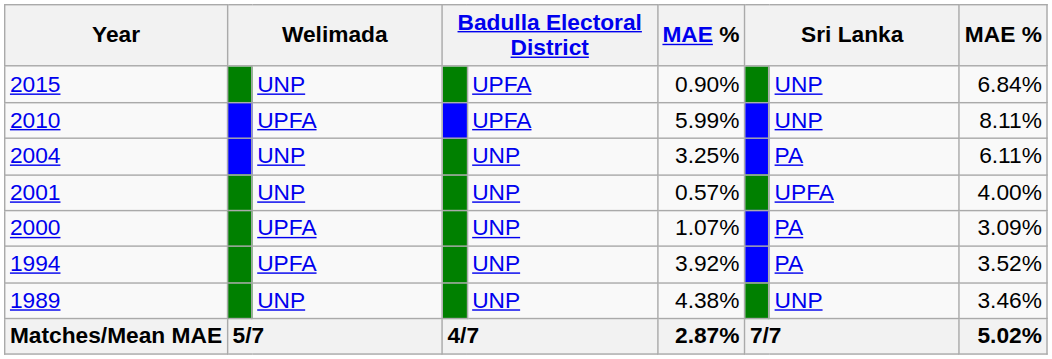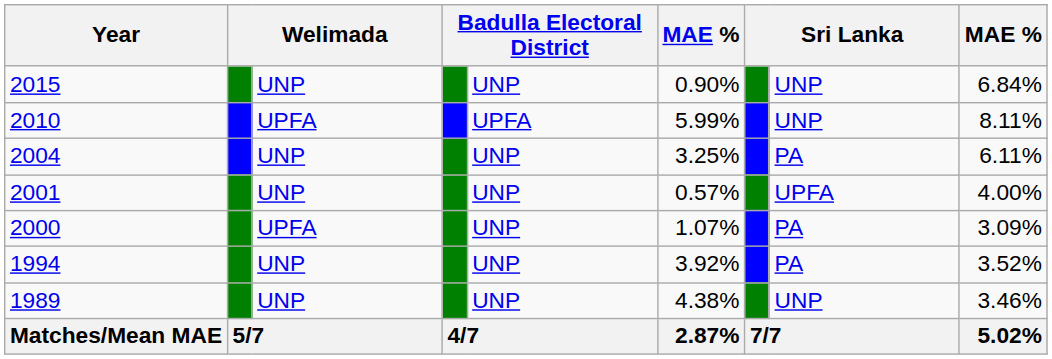(502, 84) UPFA -> (496, 84) UNP
(287, 264) UPFA -> (281, 264) UNP
